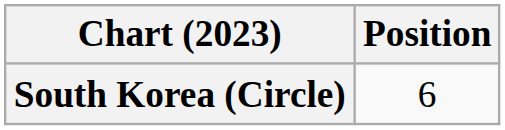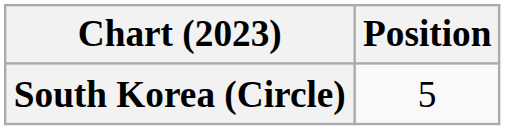(427, 93) 6 -> (427, 93) 5
